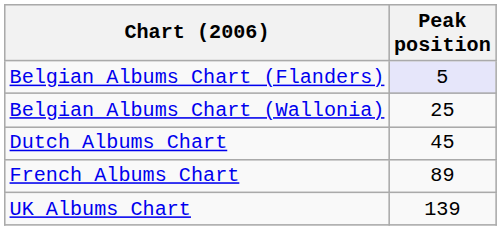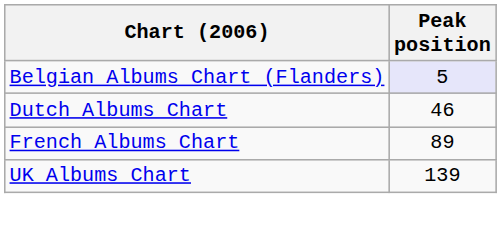- row: (197, 110)
(442, 143) 45 -> (442, 110) 46
